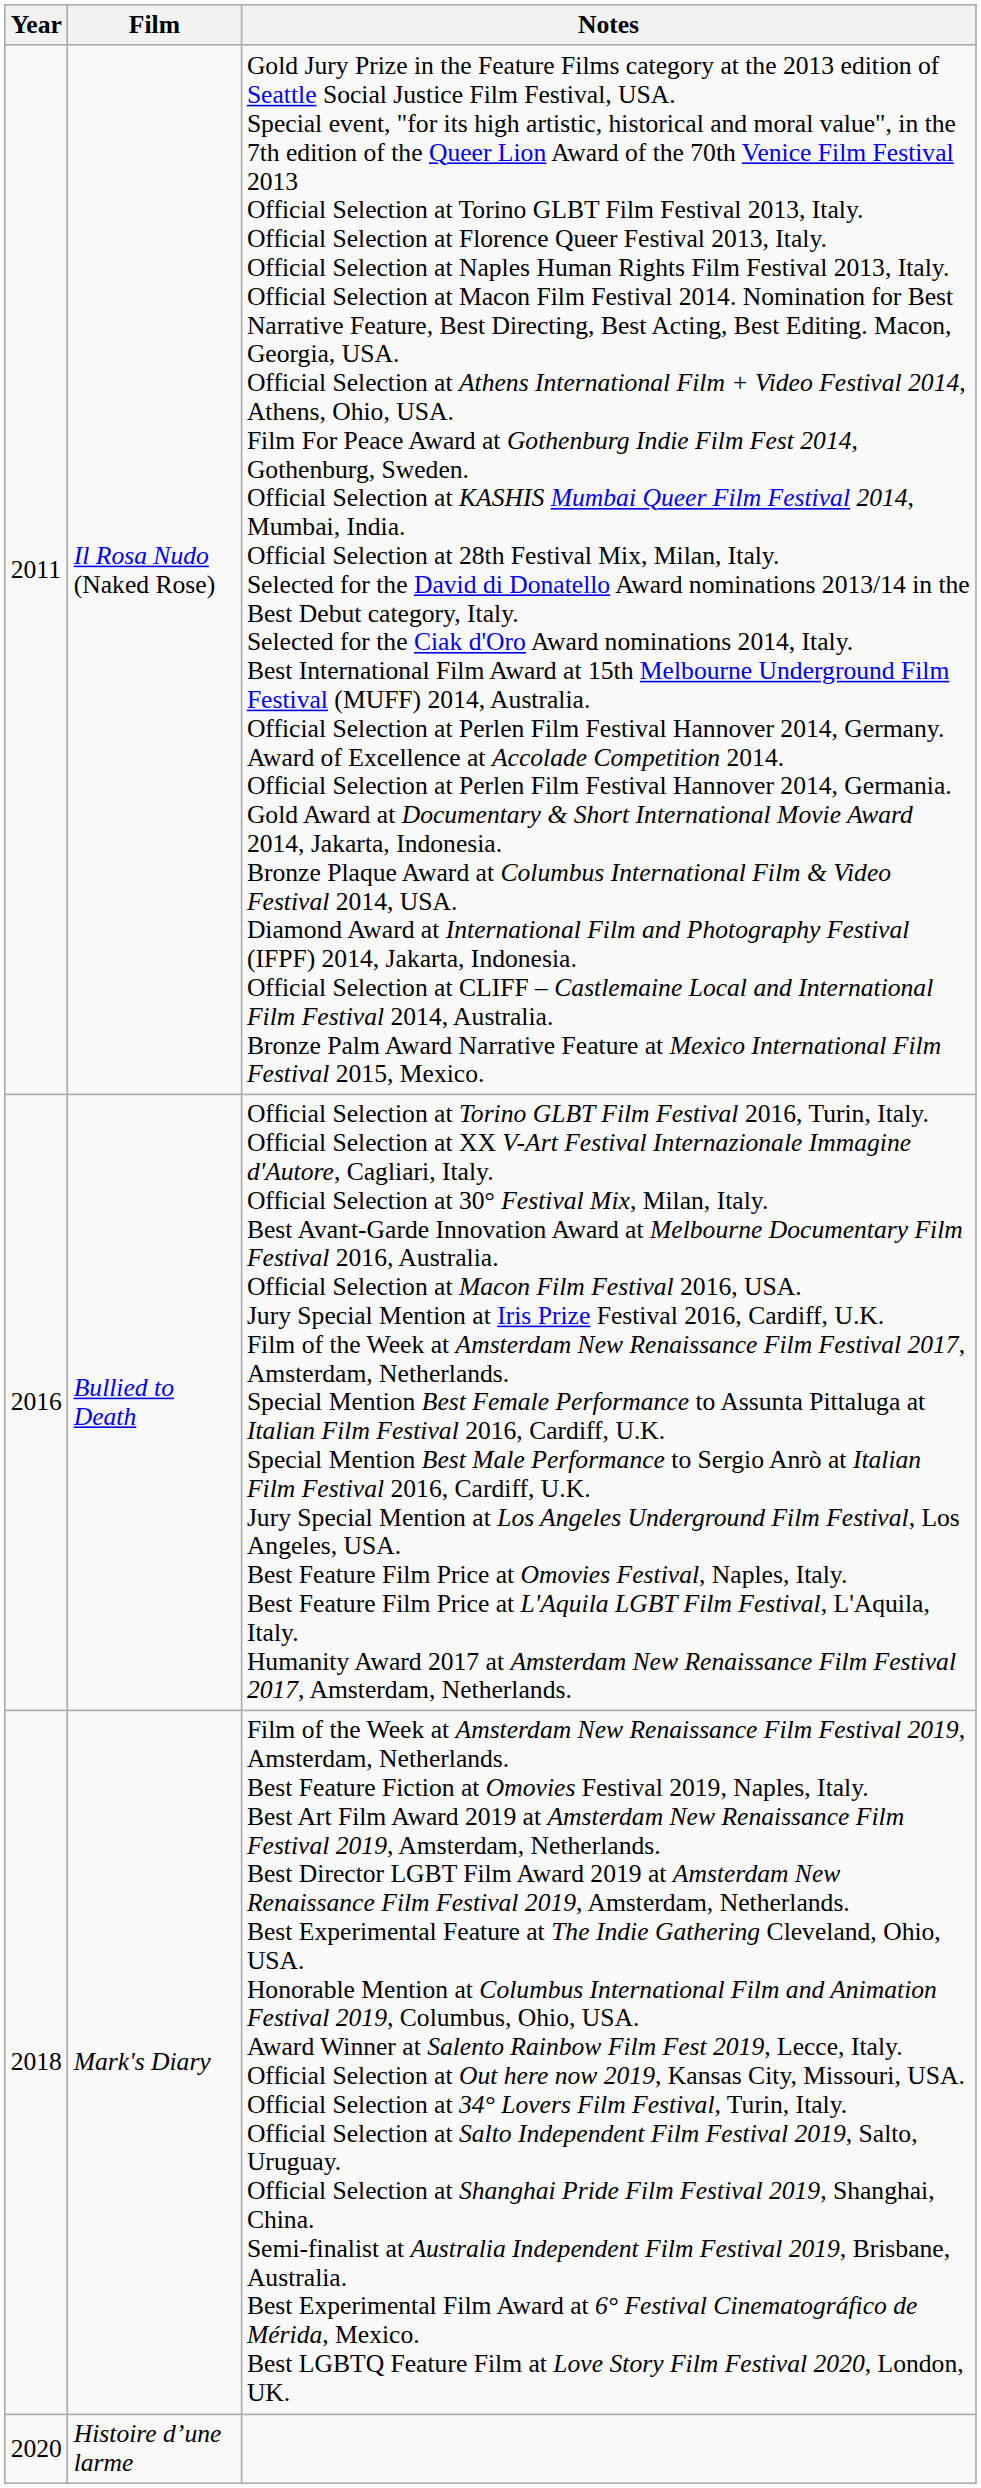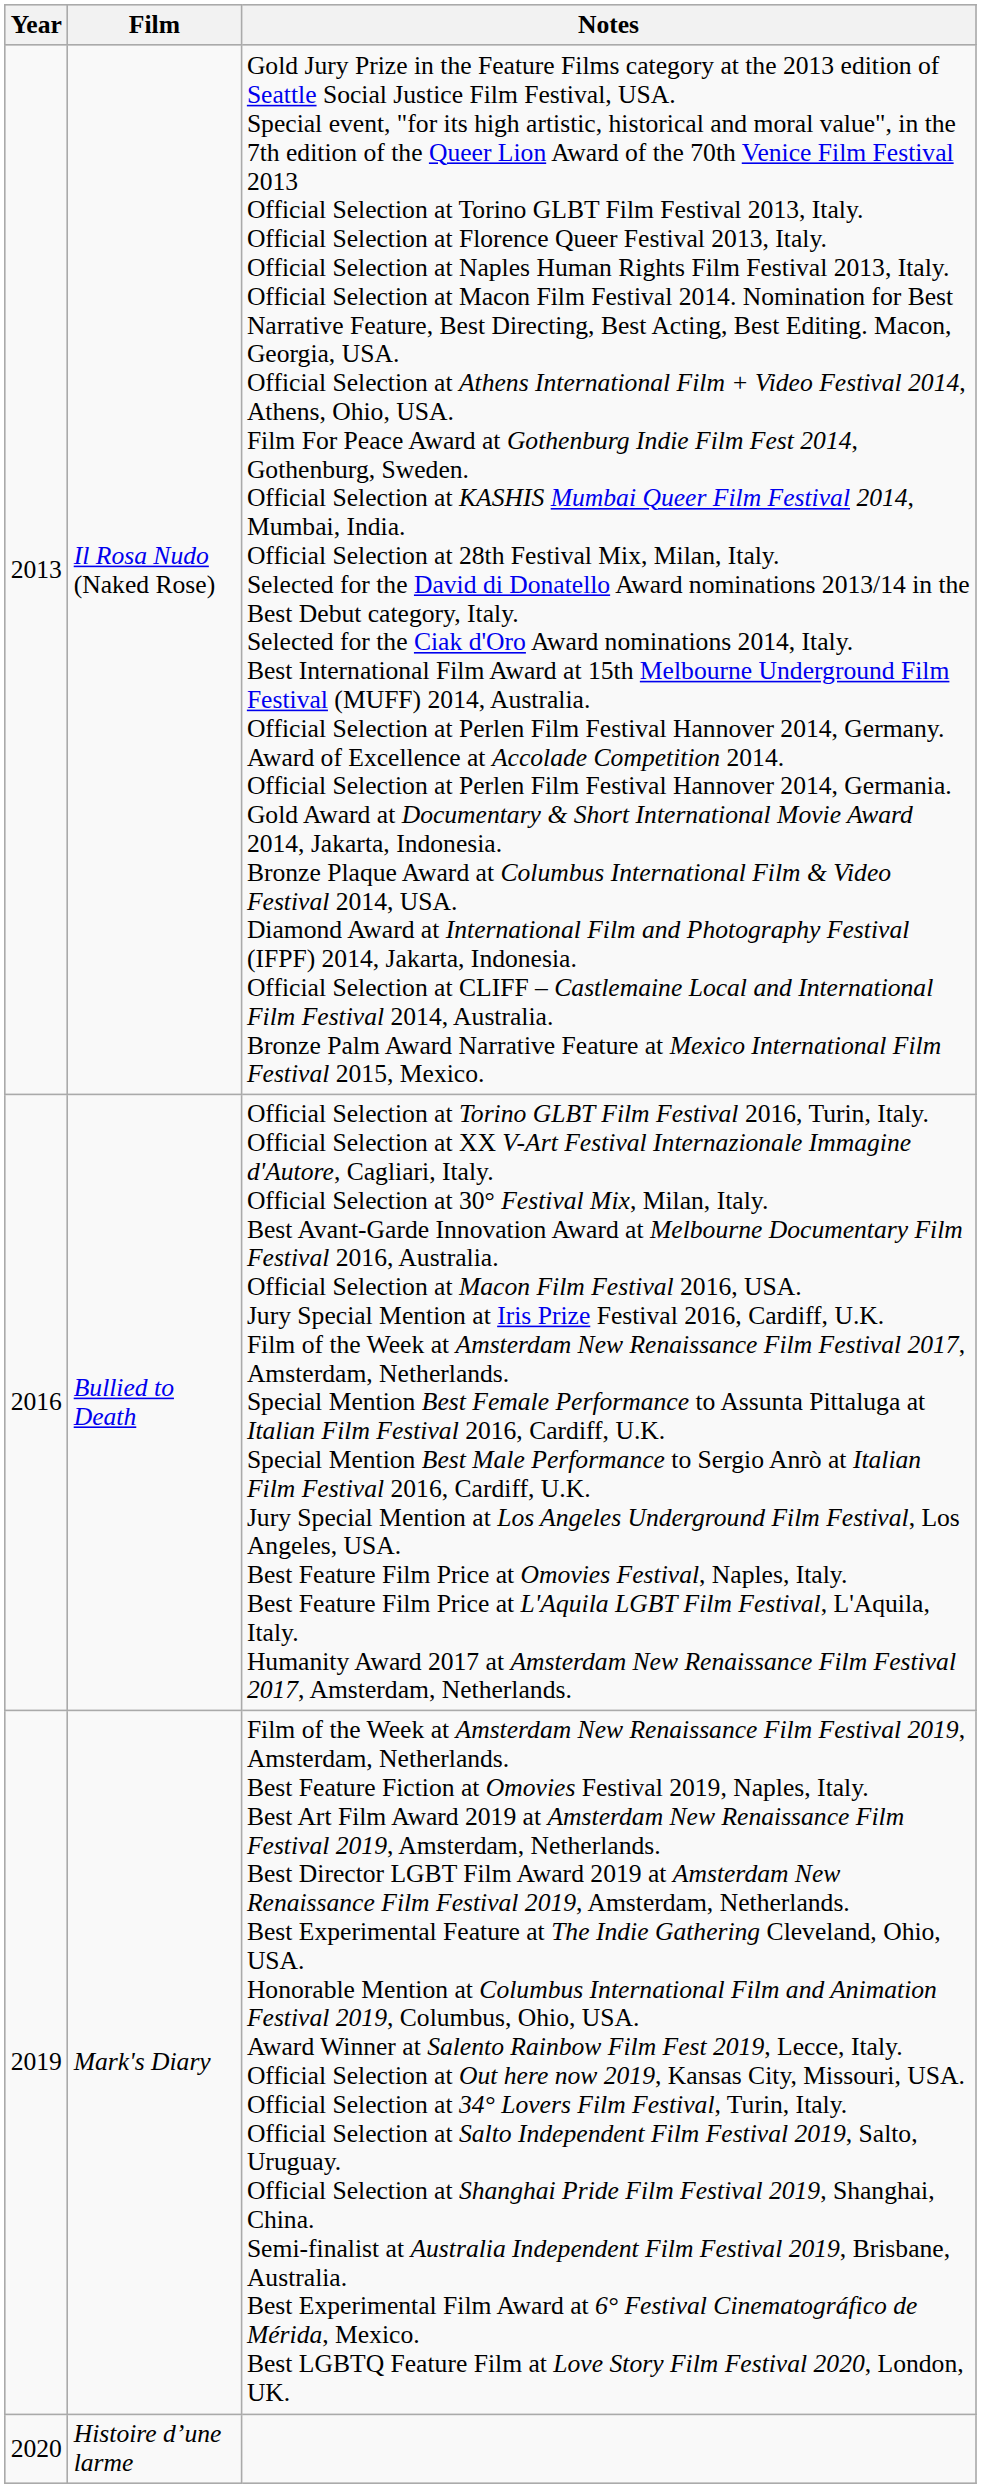(36, 569) 2011 -> (36, 569) 2013
(36, 2061) 2018 -> (36, 2061) 2019
